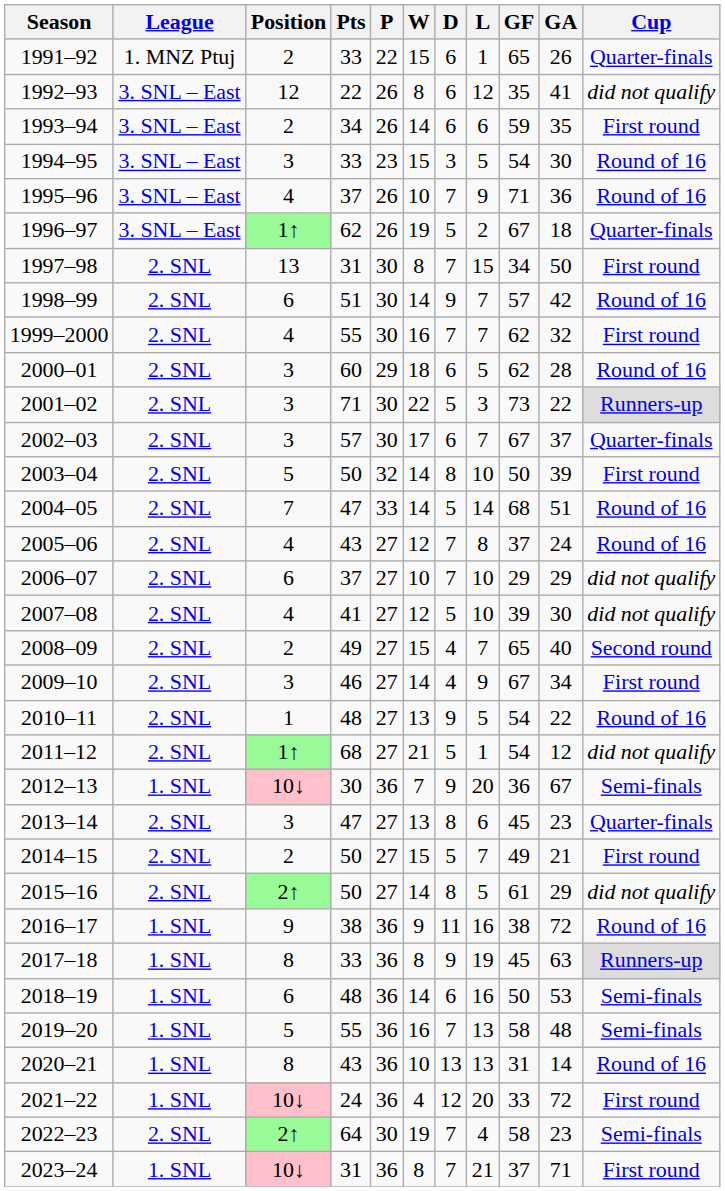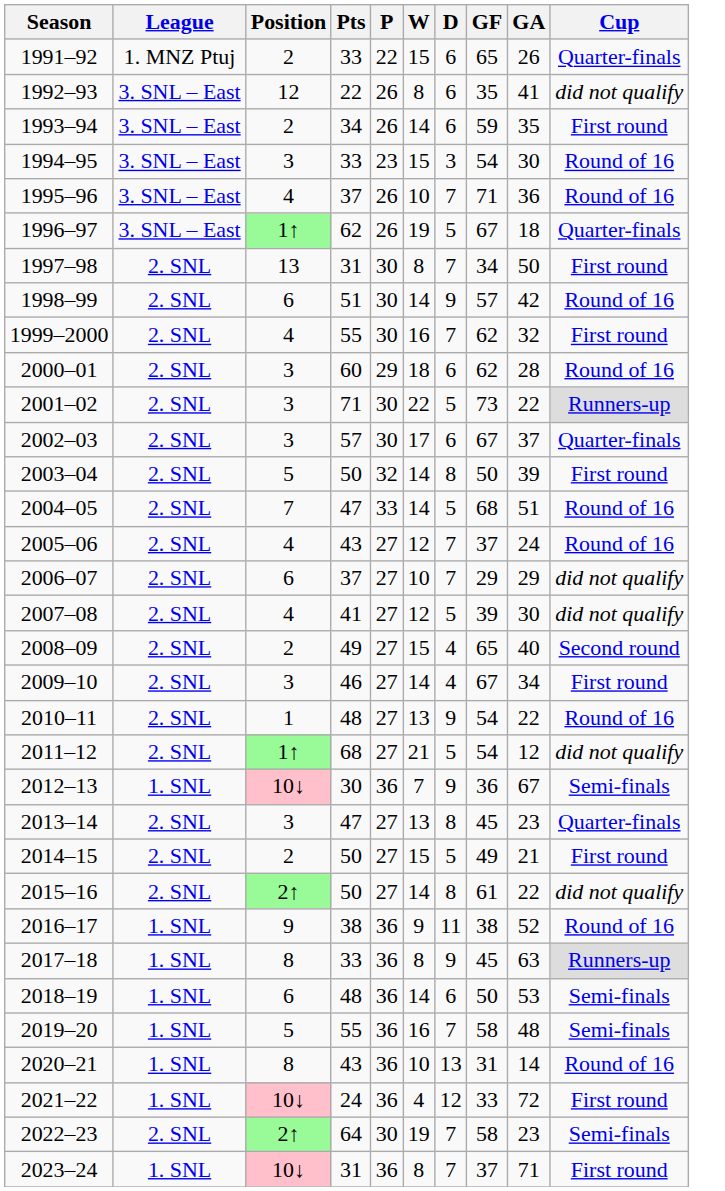- column: (483, 21)
(561, 890) 29 -> (529, 890) 22
(561, 925) 72 -> (529, 925) 52
